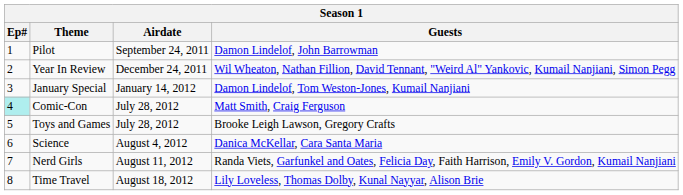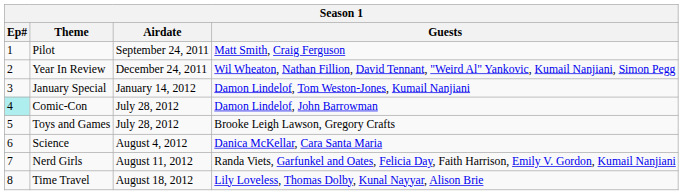(296, 50) Damon Lindelof, John Barrowman -> (280, 50) Matt Smith, Craig Ferguson
(280, 106) Matt Smith, Craig Ferguson -> (296, 106) Damon Lindelof, John Barrowman
